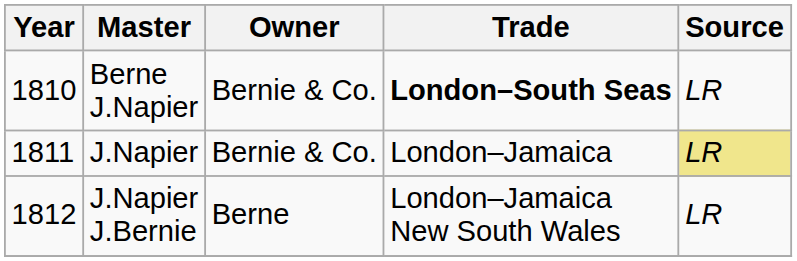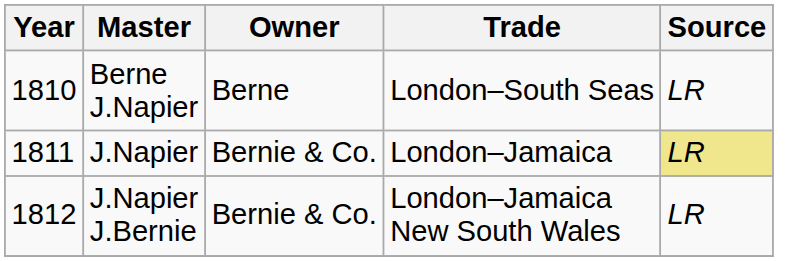(294, 90) Bernie & Co. -> (251, 90) Berne
(531, 90) bold -> (522, 90) normal
(251, 215) Berne -> (294, 215) Bernie & Co.
